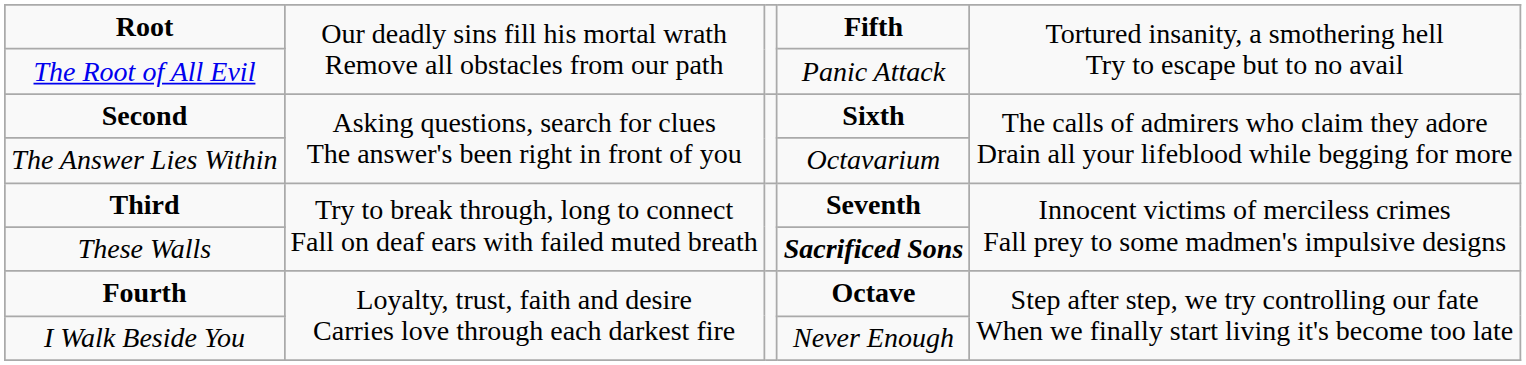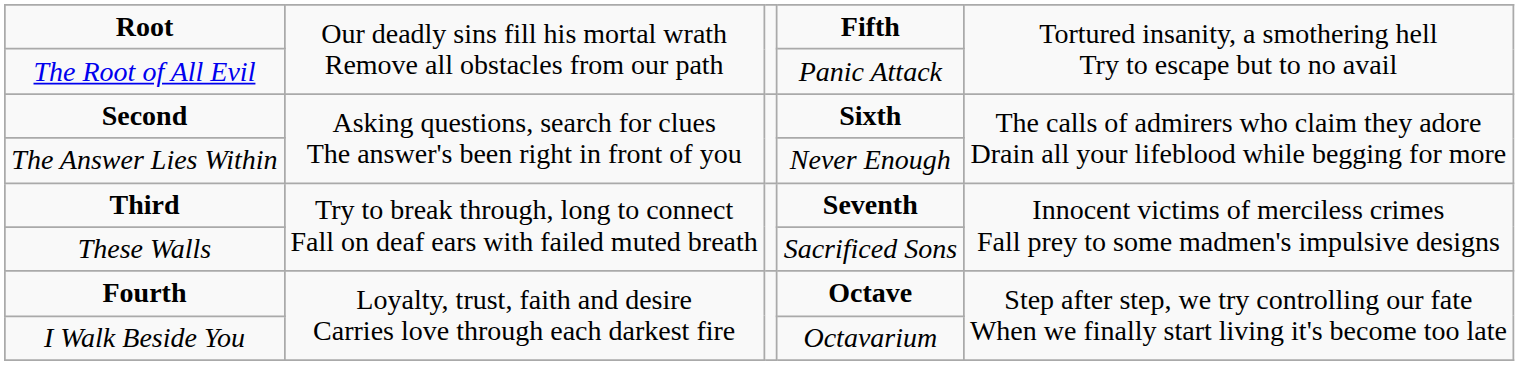(873, 159) Octavarium -> (870, 159) Never Enough
(873, 248) bold -> (870, 248) normal
(873, 337) Never Enough -> (870, 337) Octavarium
